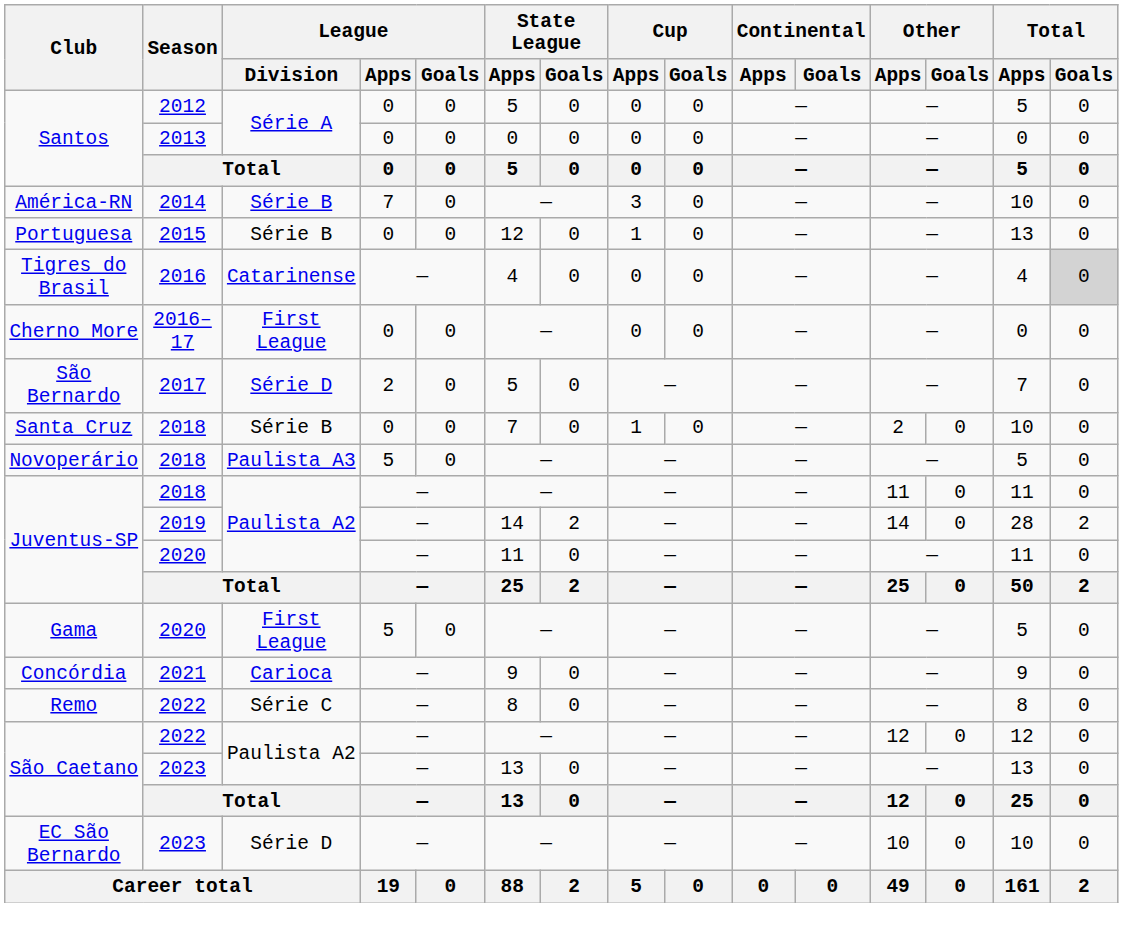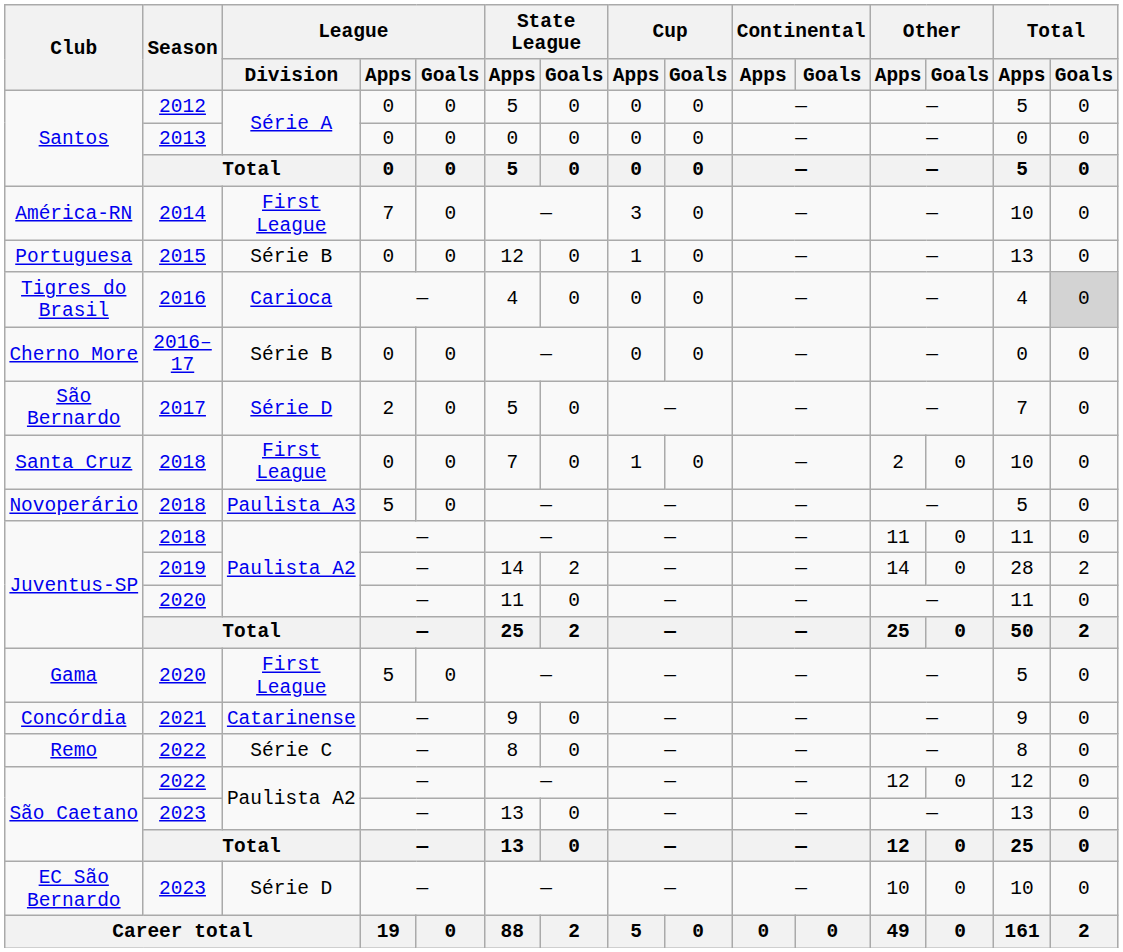(291, 202) Série B -> (291, 213) First League
(291, 277) Catarinense -> (291, 299) Carioca
(291, 331) First League -> (291, 354) Série B
(291, 428) Série B -> (291, 462) First League
(291, 673) Carioca -> (291, 718) Catarinense
